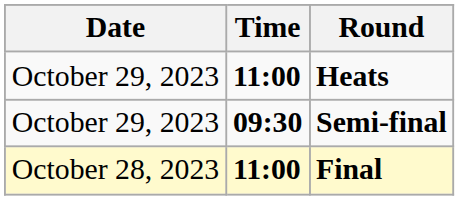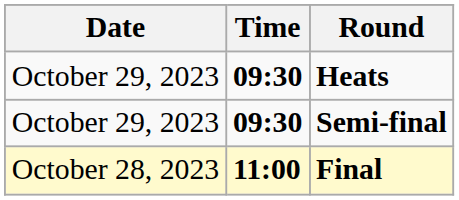(267, 75) 11:00 -> (268, 75) 09:30
